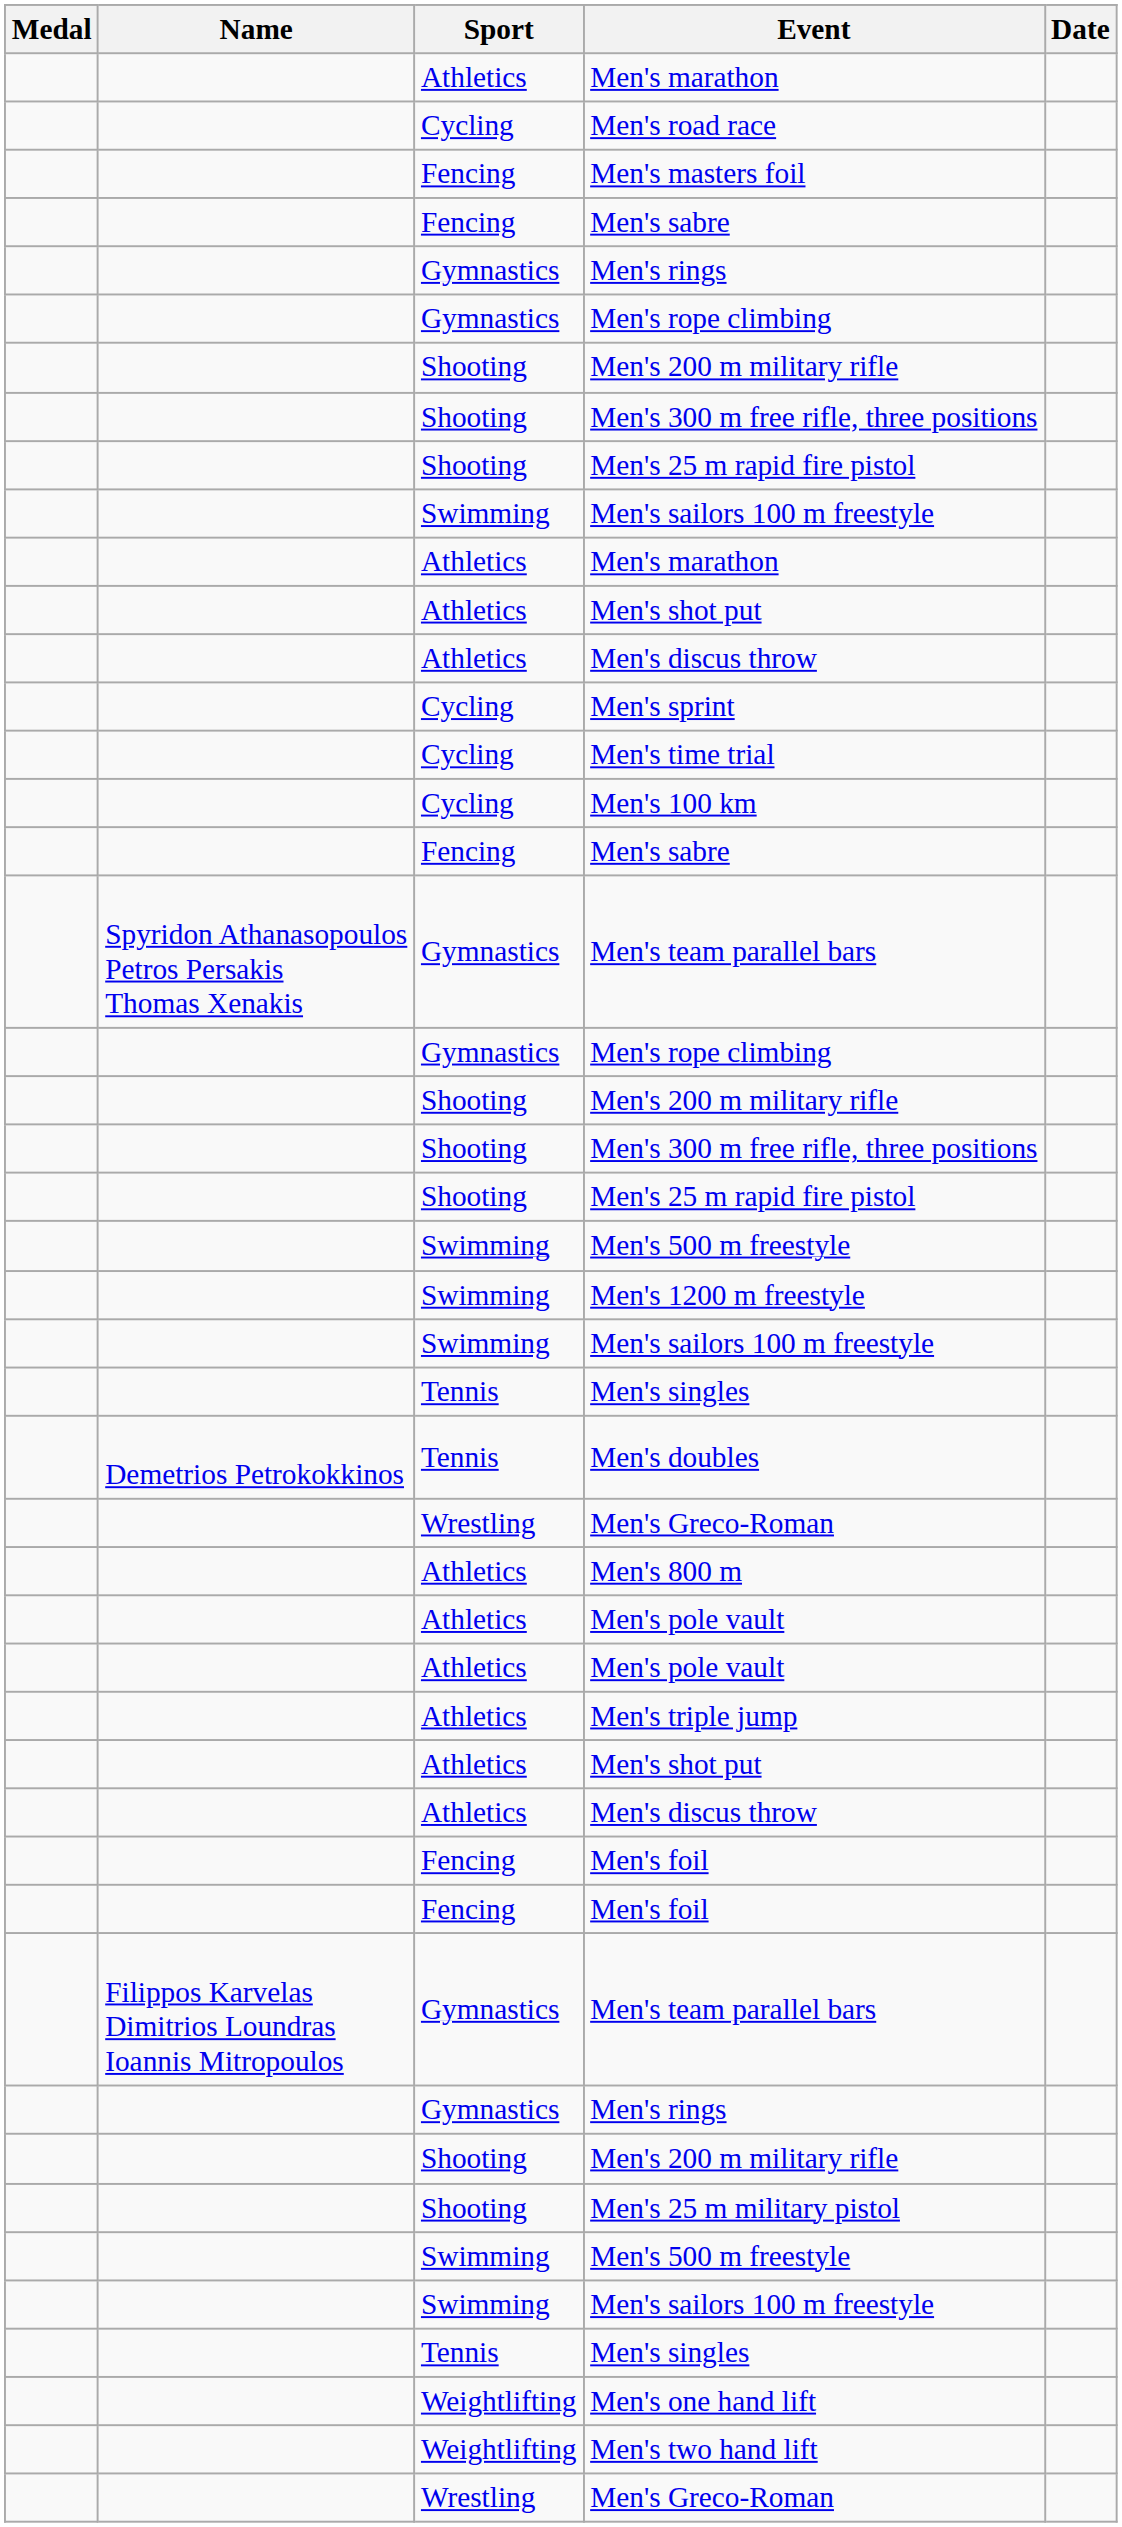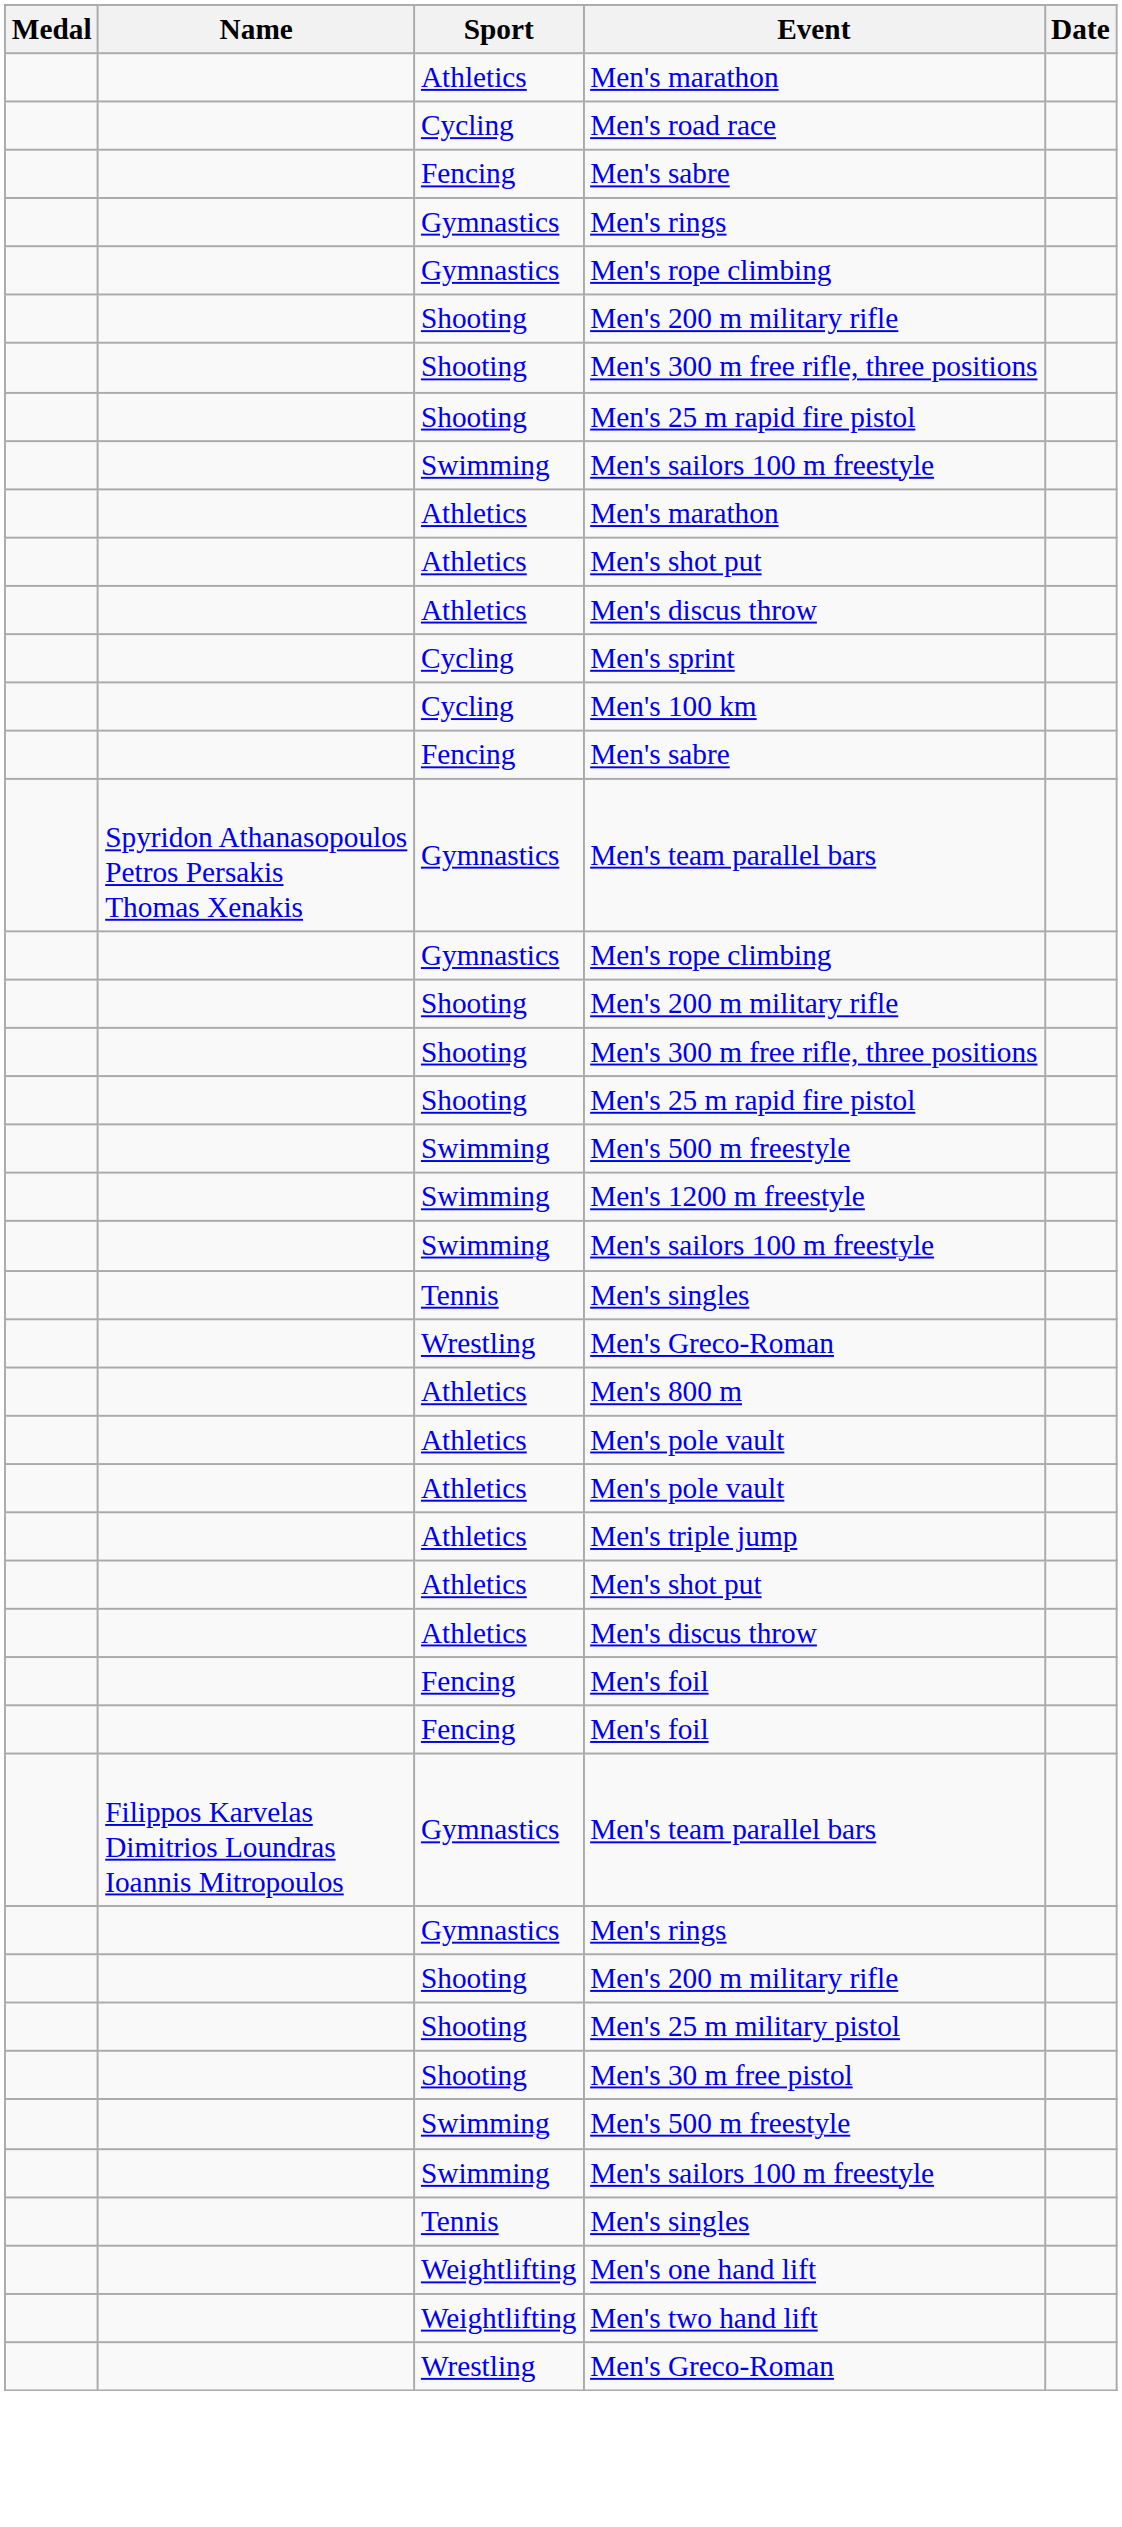- row: (256, 174)
- row: (256, 755)
- row: (255, 1473)
+ row: (256, 2076)
